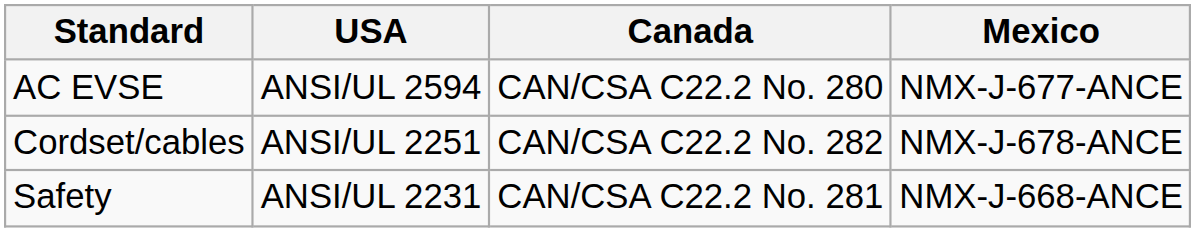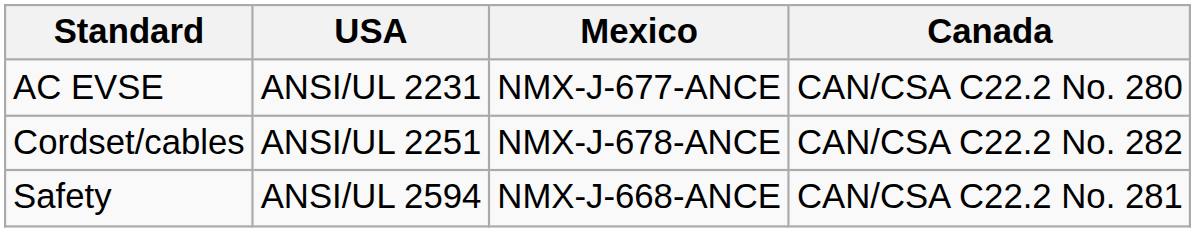columns swapped: (690, 32) <-> (1041, 32)
(371, 87) ANSI/UL 2594 -> (371, 87) ANSI/UL 2231
(371, 197) ANSI/UL 2231 -> (371, 197) ANSI/UL 2594
